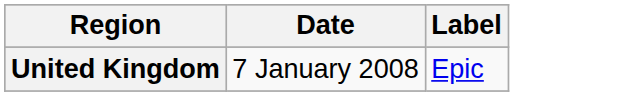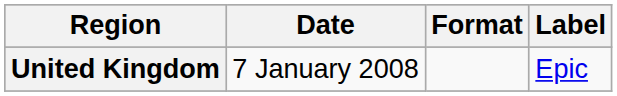+ column: (477, 25)
